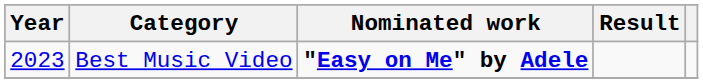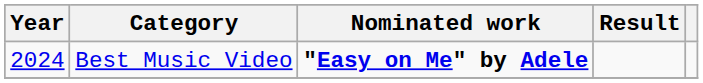(37, 60) 2023 -> (37, 60) 2024
